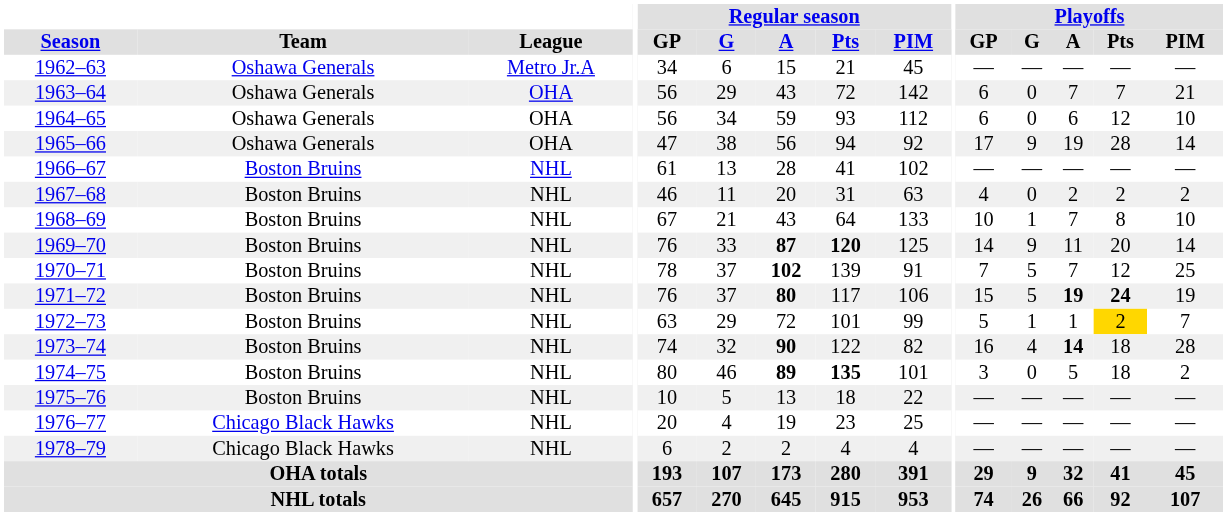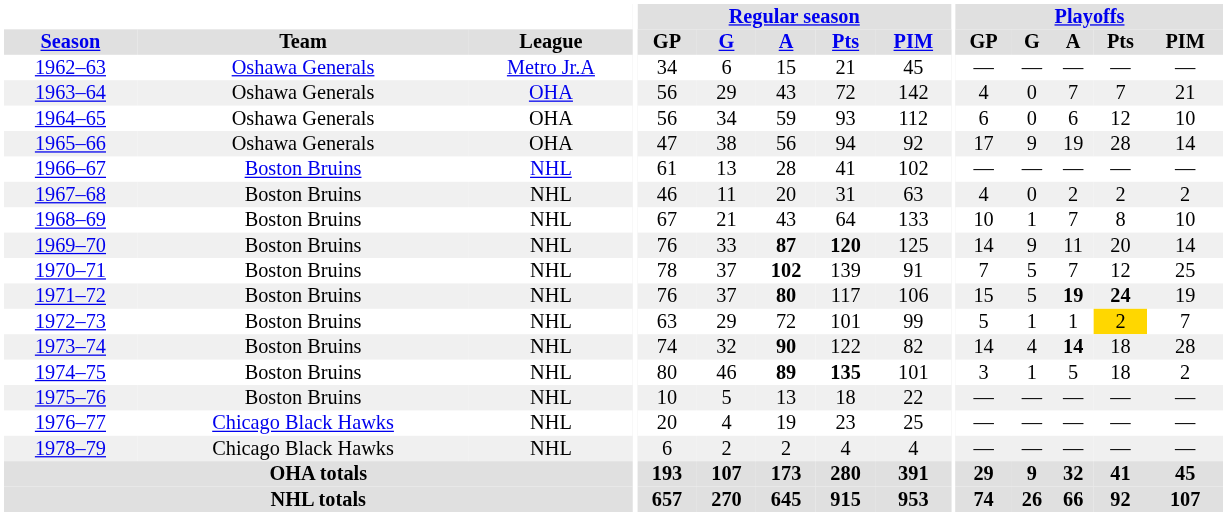(984, 92) 6 -> (984, 92) 4
(984, 346) 16 -> (984, 346) 14
(1032, 372) 0 -> (1032, 372) 1
